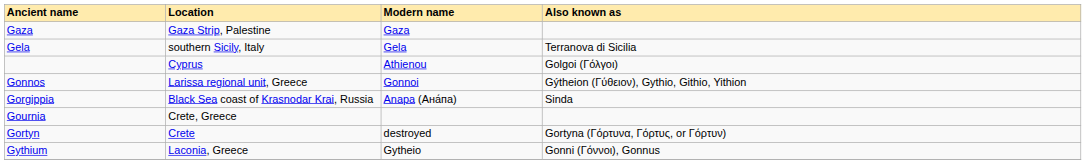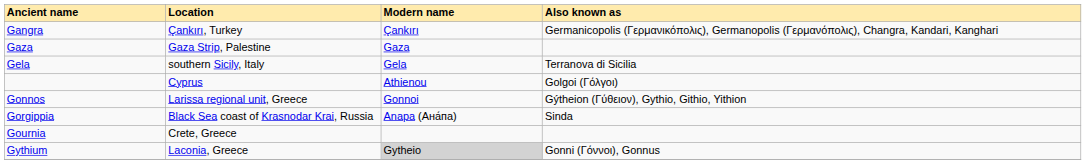+ row: (25, 30)
- row: (23, 133)
(402, 151) no background -> (402, 151) lightgrey background
